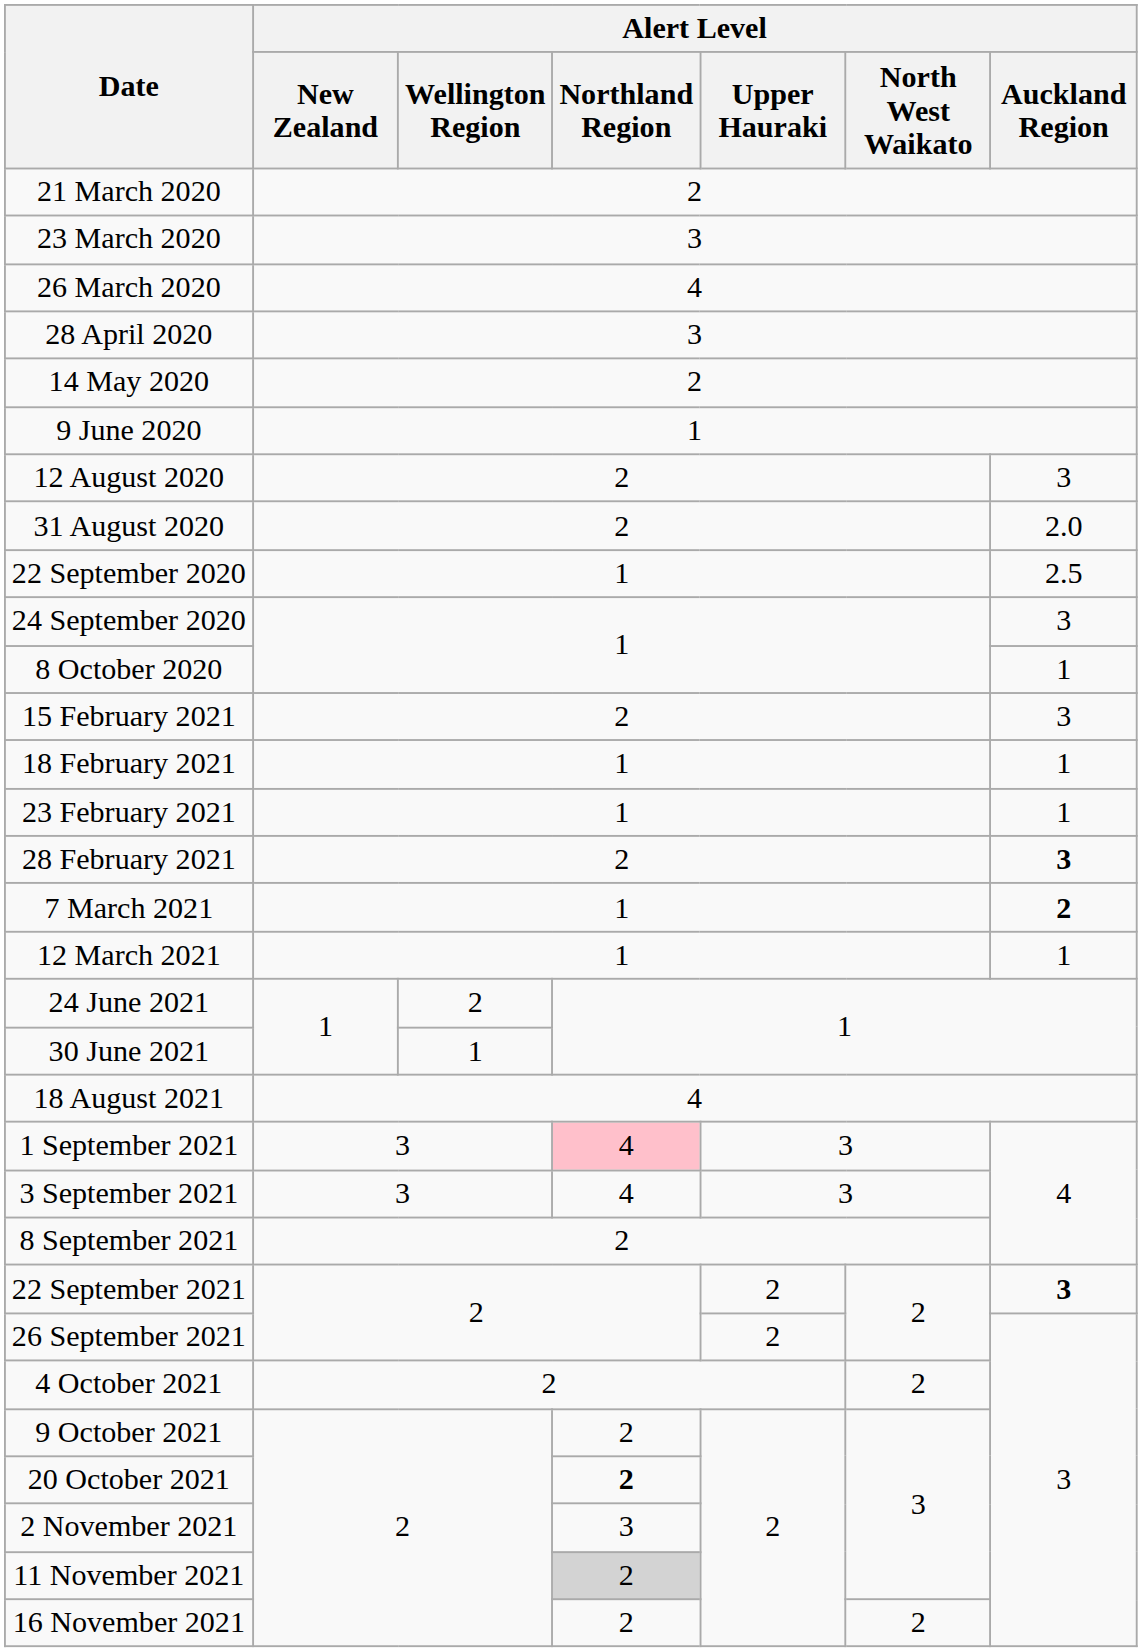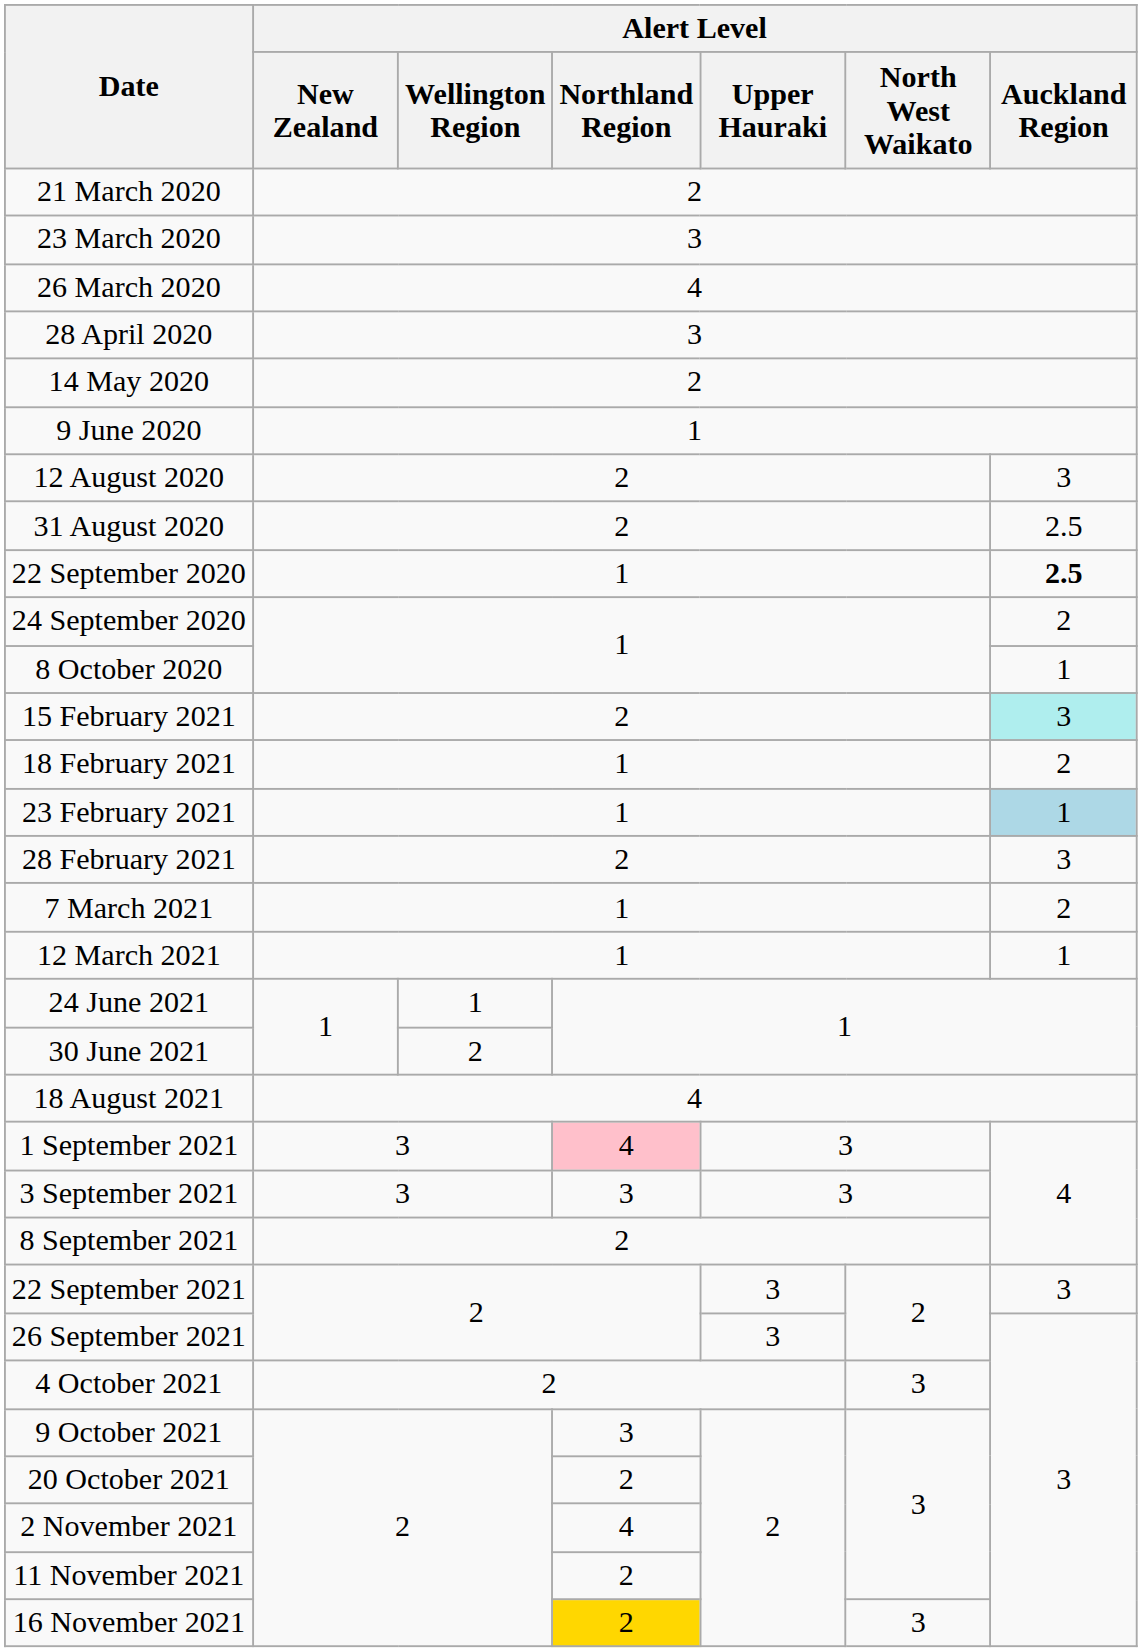(1064, 525) 2.0 -> (1064, 525) 2.5
(1064, 573) normal -> (1064, 573) bold
(1064, 620) 3 -> (1064, 620) 2
(1064, 716) no background -> (1064, 716) paleturquoise background
(1064, 763) 1 -> (1064, 763) 2
(1064, 811) no background -> (1064, 811) lightblue background
(1064, 859) bold -> (1064, 859) normal
(1064, 907) bold -> (1064, 907) normal
(475, 1002) 2 -> (475, 1002) 1
(475, 1050) 1 -> (475, 1050) 2
(626, 1193) 4 -> (626, 1193) 3
(773, 1288) 2 -> (773, 1288) 3
(1064, 1288) bold -> (1064, 1288) normal
(773, 1336) 2 -> (773, 1336) 3
(918, 1384) 2 -> (918, 1384) 3
(626, 1431) 2 -> (626, 1431) 3
(626, 1479) bold -> (626, 1479) normal
(626, 1527) 3 -> (626, 1527) 4
(626, 1574) lightgrey background -> (626, 1574) no background
(626, 1622) no background -> (626, 1622) gold background
(918, 1622) 2 -> (918, 1622) 3
